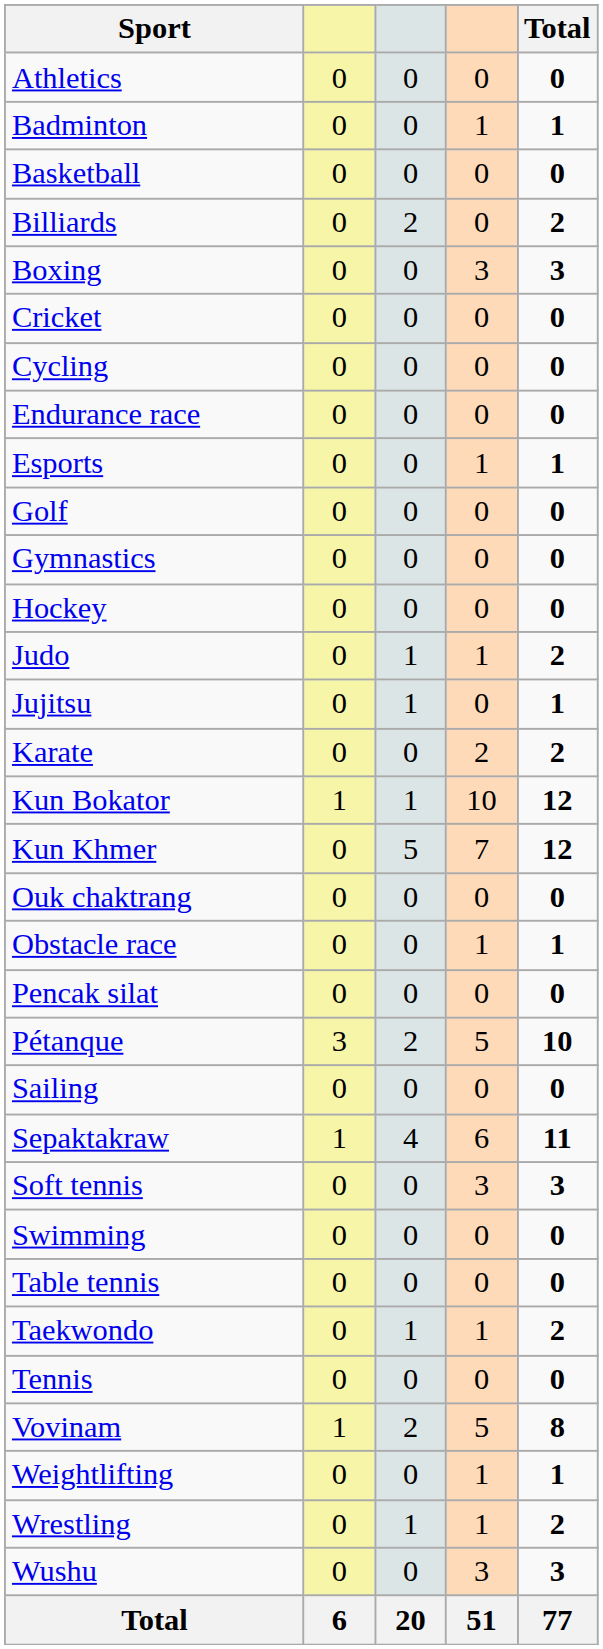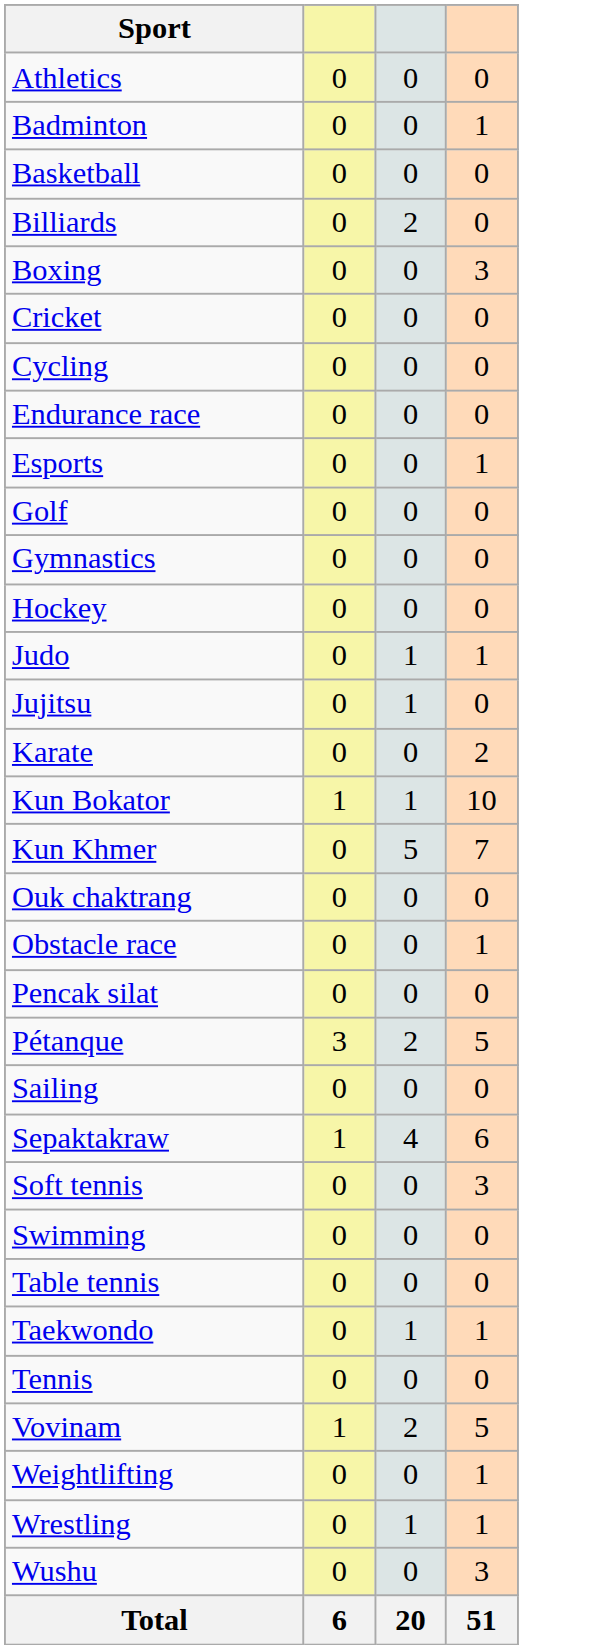- column: (557, 28)
